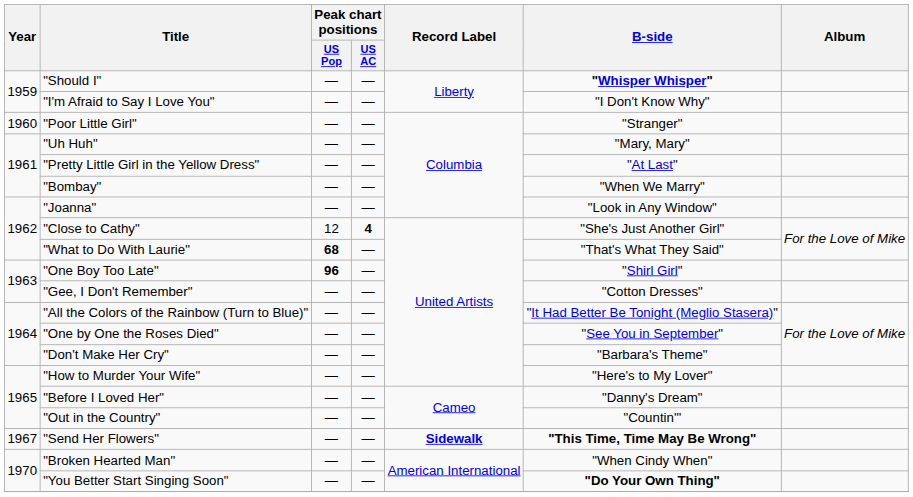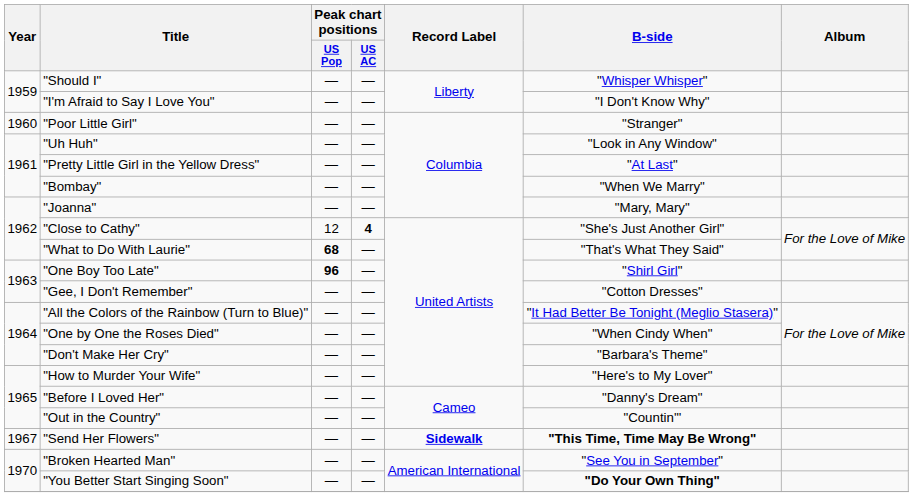(652, 81) bold -> (652, 81) normal
(652, 144) "Mary, Mary" -> (652, 144) "Look in Any Window"
(652, 207) "Look in Any Window" -> (652, 207) "Mary, Mary"
(652, 333) "See You in September" -> (652, 333) "When Cindy When"
(652, 460) "When Cindy When" -> (652, 460) "See You in September"
